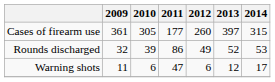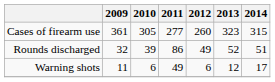(175, 31) 177 -> (175, 31) 277
(231, 31) 397 -> (231, 31) 323
(261, 49) 53 -> (261, 49) 51
(178, 67) 47 -> (178, 67) 49
